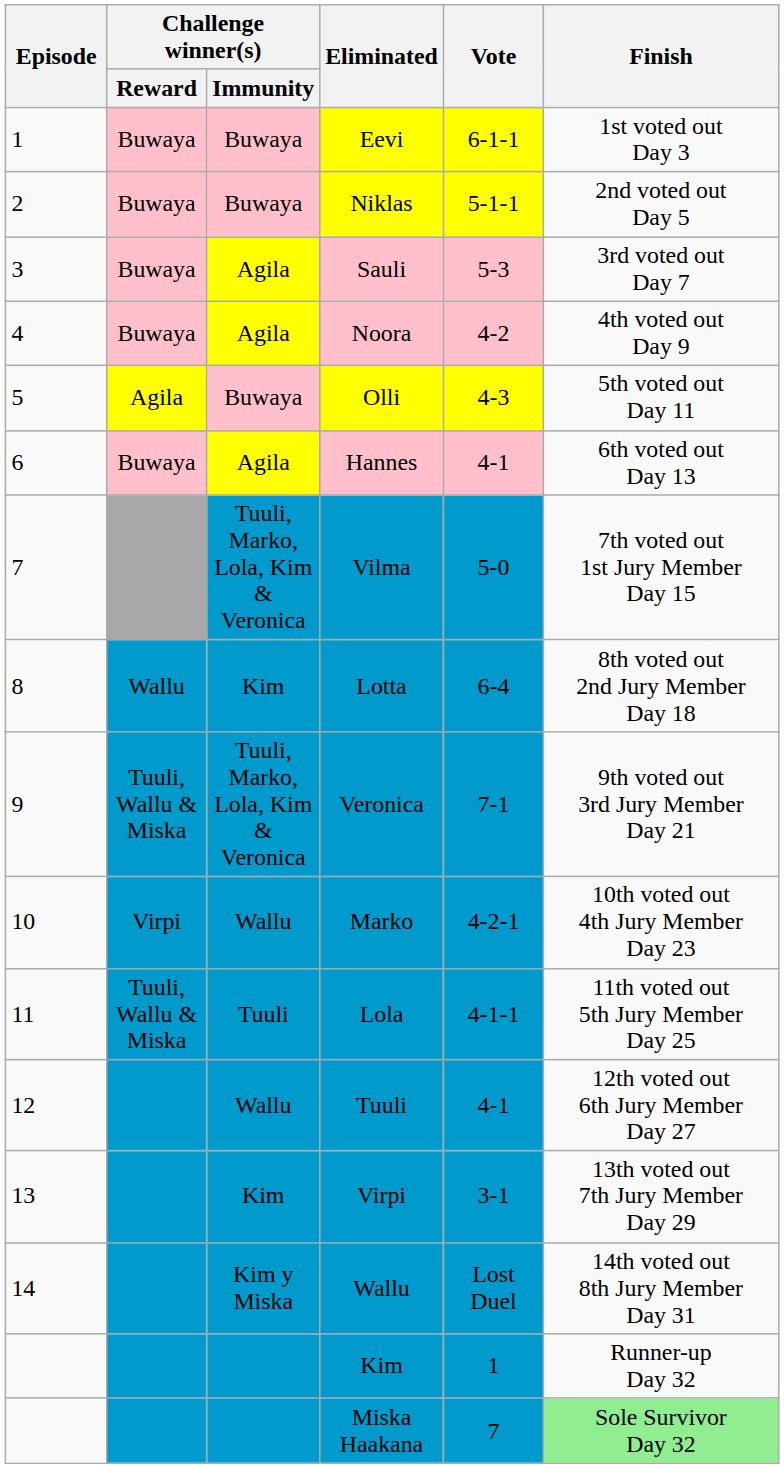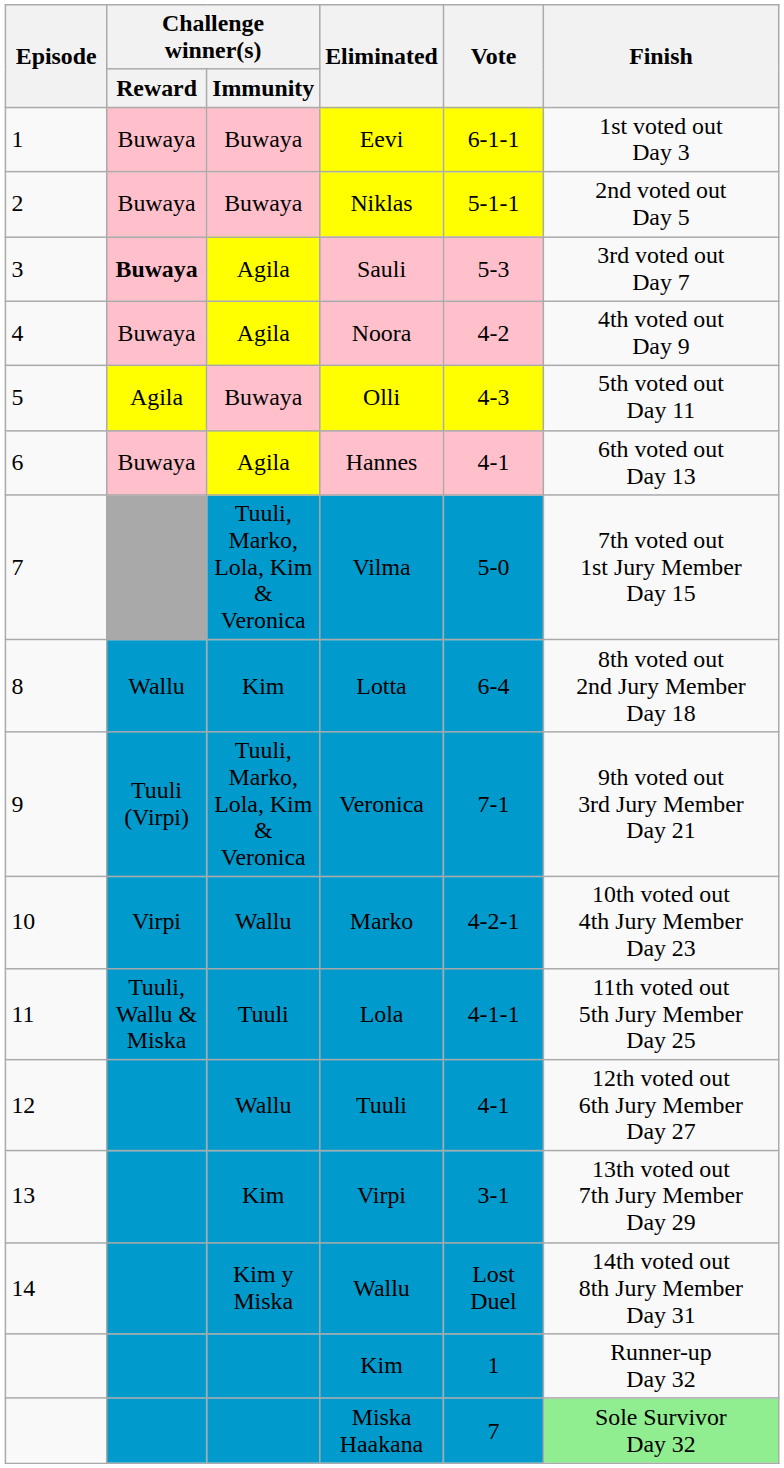(157, 268) normal -> (157, 268) bold
(157, 803) Tuuli, Wallu & Miska -> (157, 803) Tuuli (Virpi)
